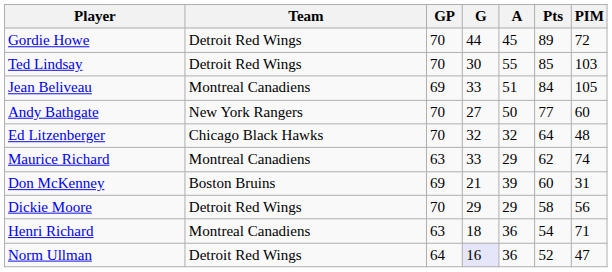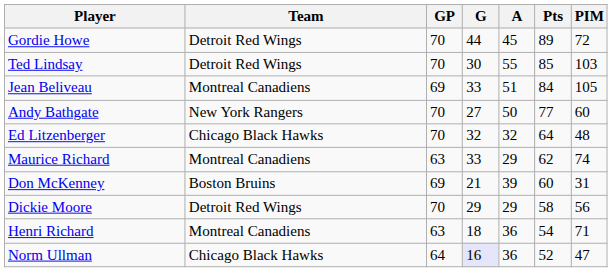(245, 254) Detroit Red Wings -> (256, 254) Chicago Black Hawks
